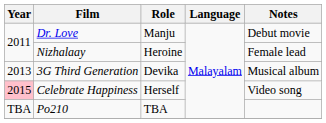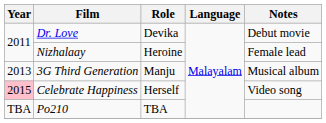(159, 33) Manju -> (161, 33) Devika
(161, 71) Devika -> (159, 71) Manju
